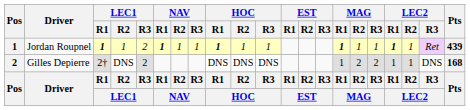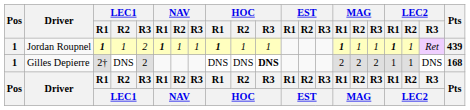(14, 62) 2 -> (14, 62) 1
(268, 62) normal -> (268, 62) bold
(342, 62) 1 -> (342, 62) 2
